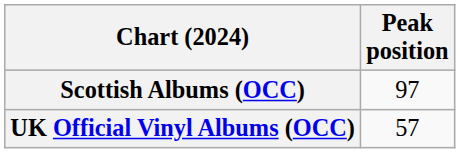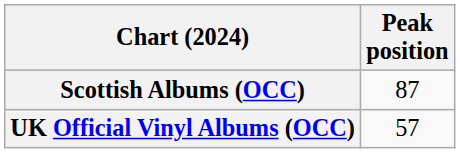(407, 89) 97 -> (407, 89) 87
